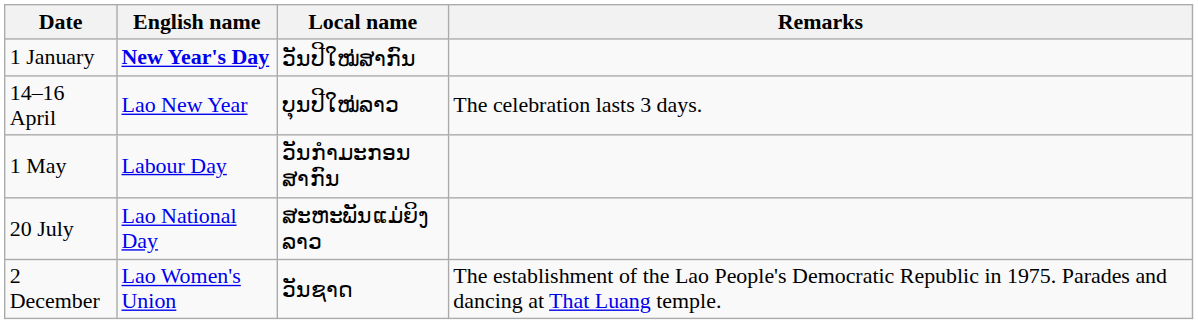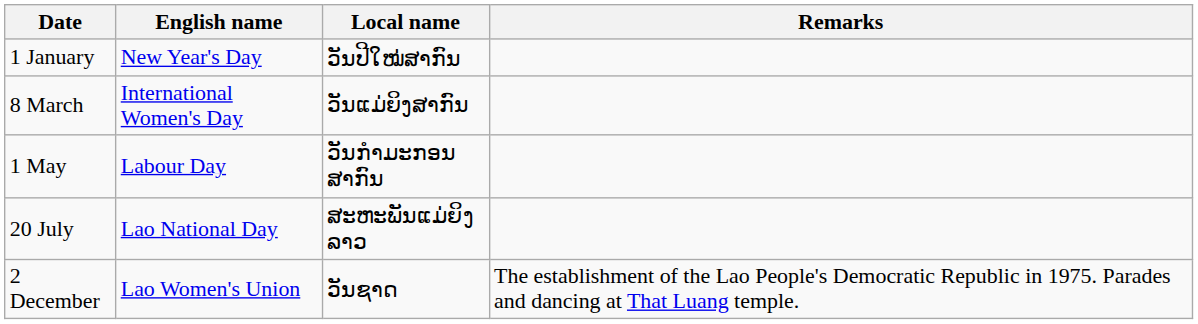(195, 57) bold -> (191, 57) normal
+ row: (47, 105)
- row: (37, 105)
